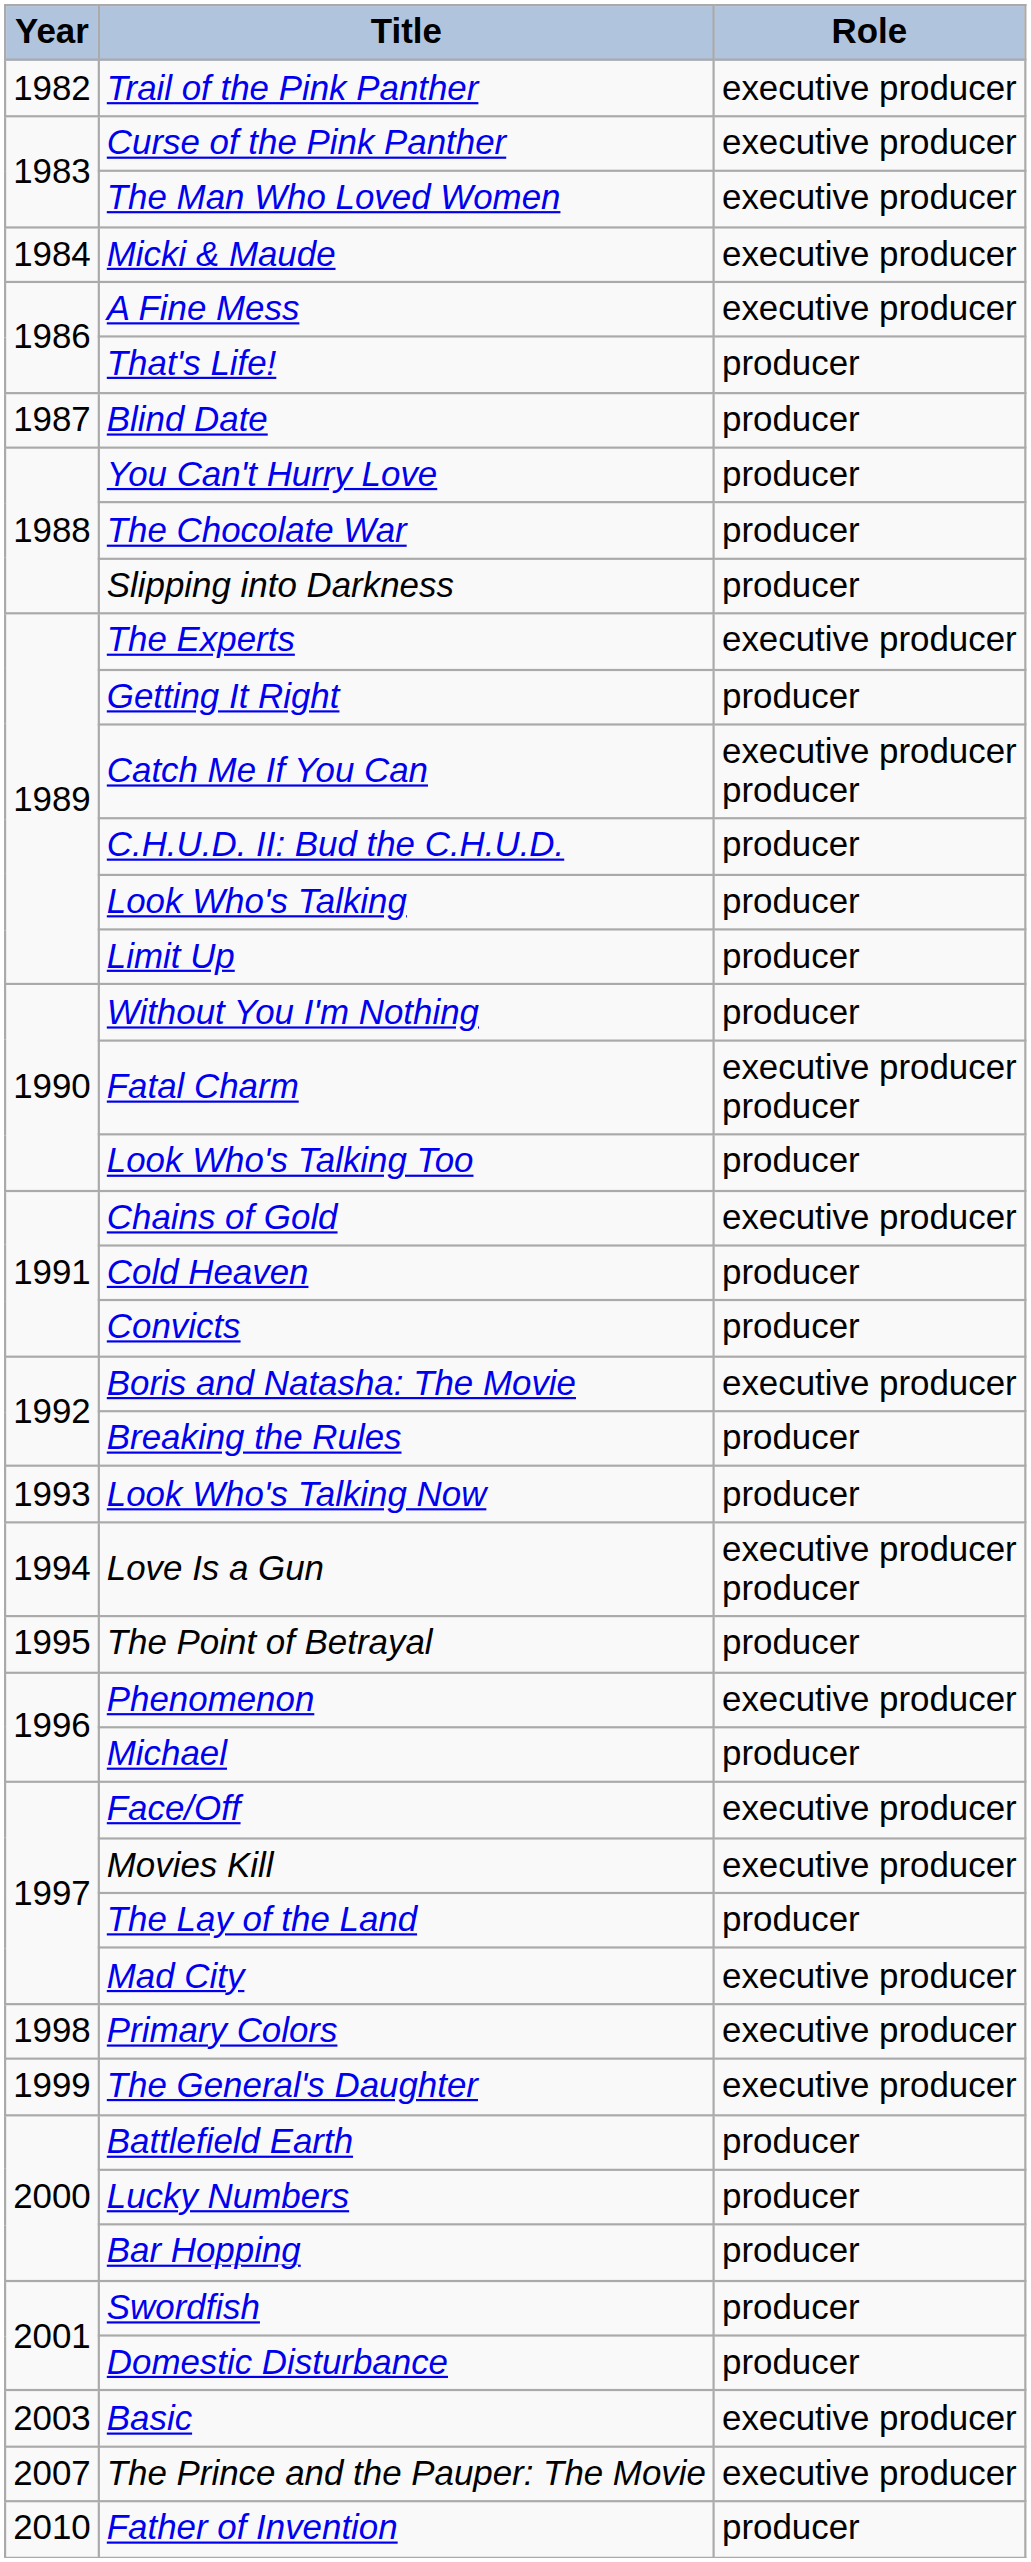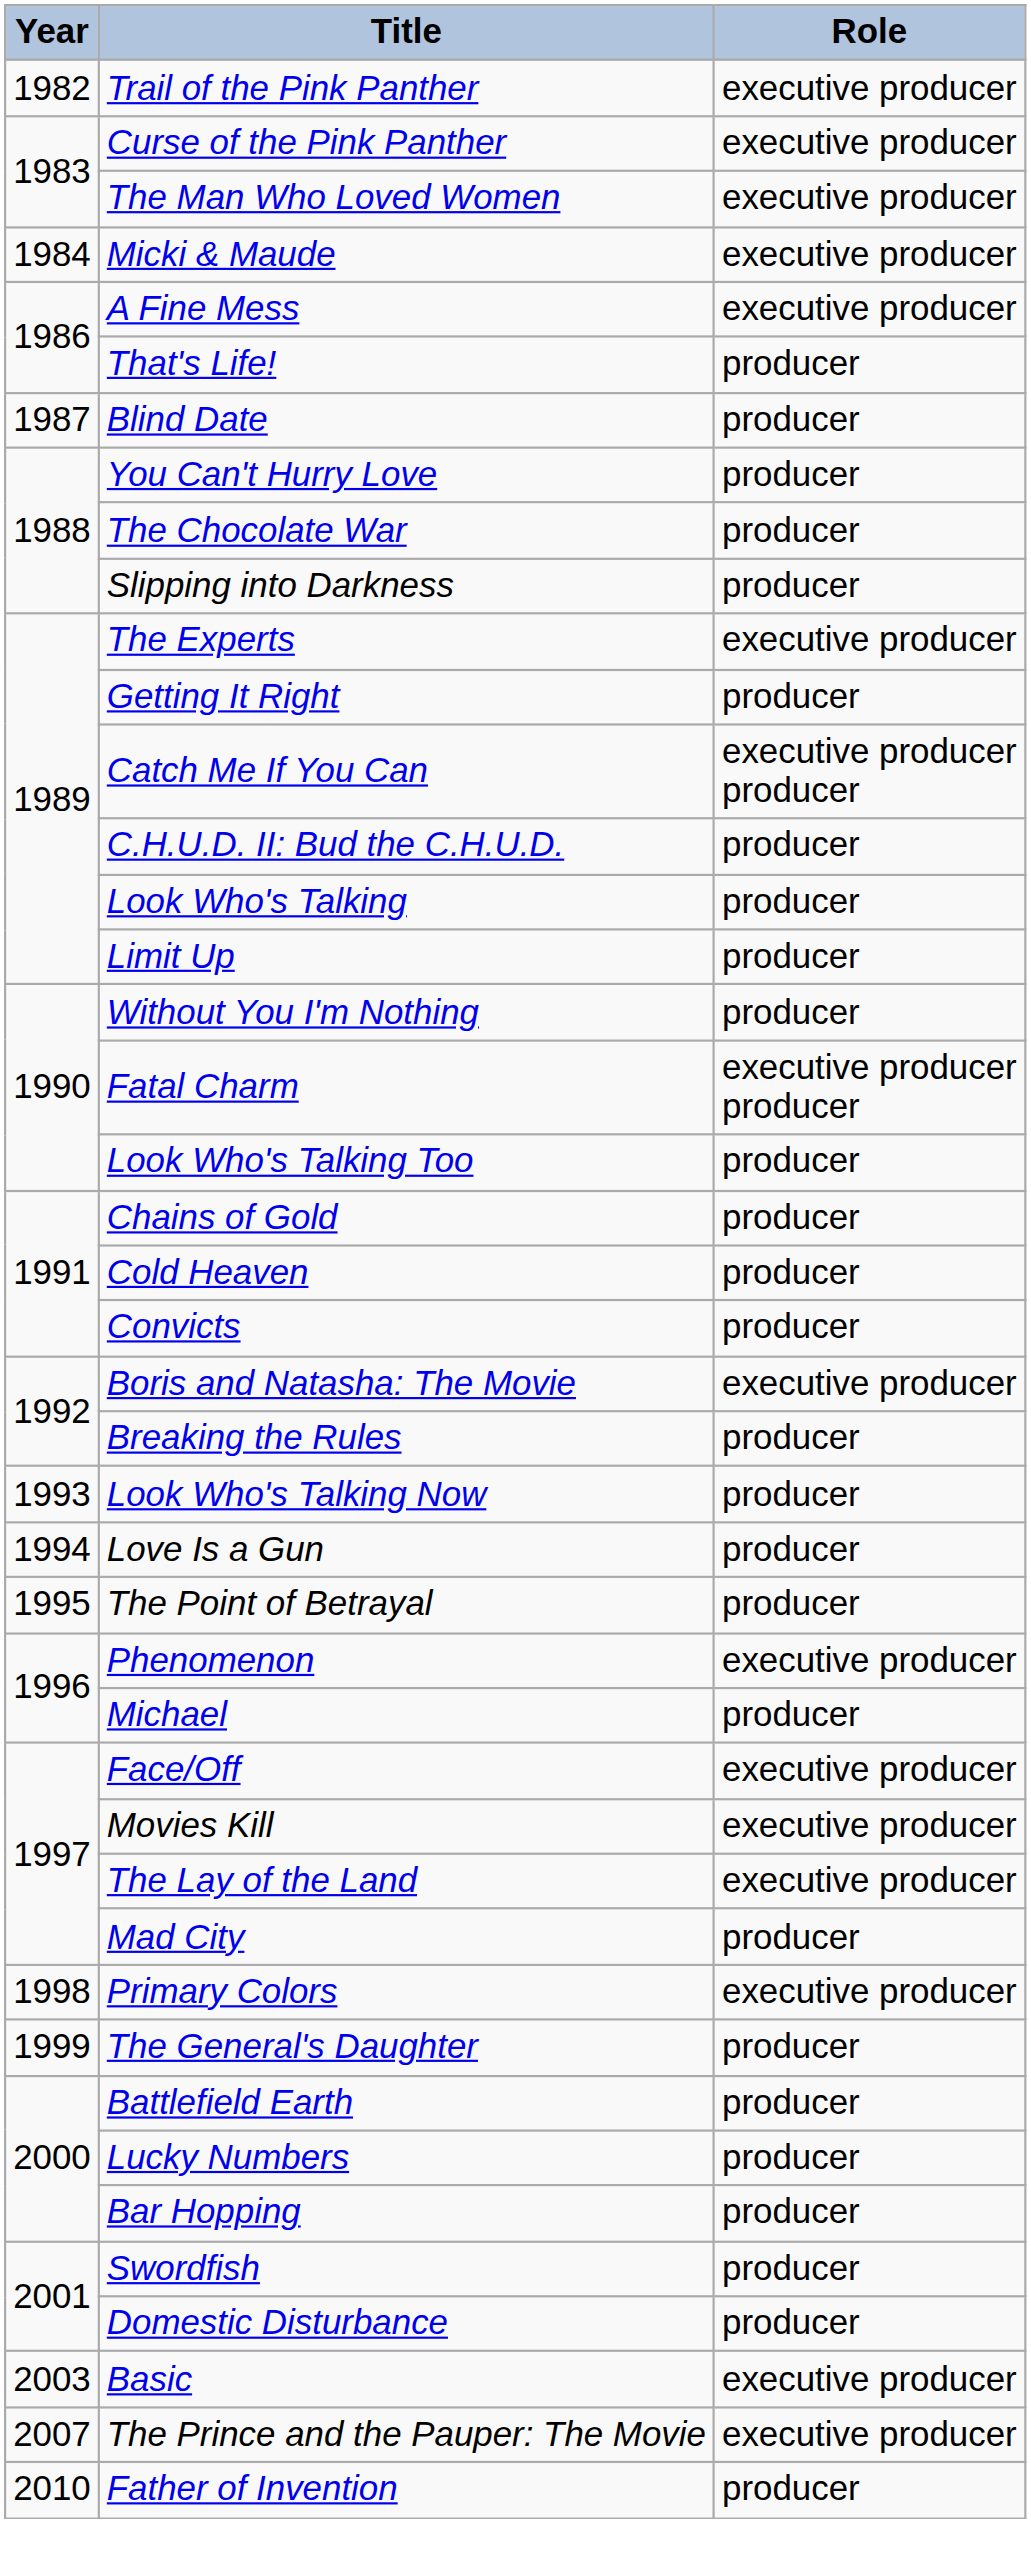(869, 1216) executive producer -> (791, 1216) producer
(869, 1568) executive producer producer -> (791, 1548) producer
(791, 1920) producer -> (869, 1880) executive producer
(869, 1975) executive producer -> (791, 1936) producer
(869, 2085) executive producer -> (791, 2046) producer
